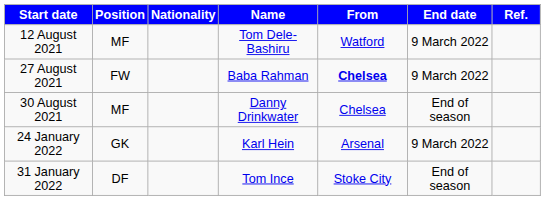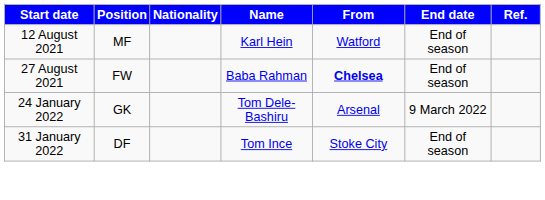(268, 42) Tom Dele-Bashiru -> (267, 42) Karl Hein
(450, 42) 9 March 2022 -> (448, 42) End of season
(450, 76) 9 March 2022 -> (448, 76) End of season
- row: (48, 110)
(268, 144) Karl Hein -> (266, 110) Tom Dele-Bashiru
